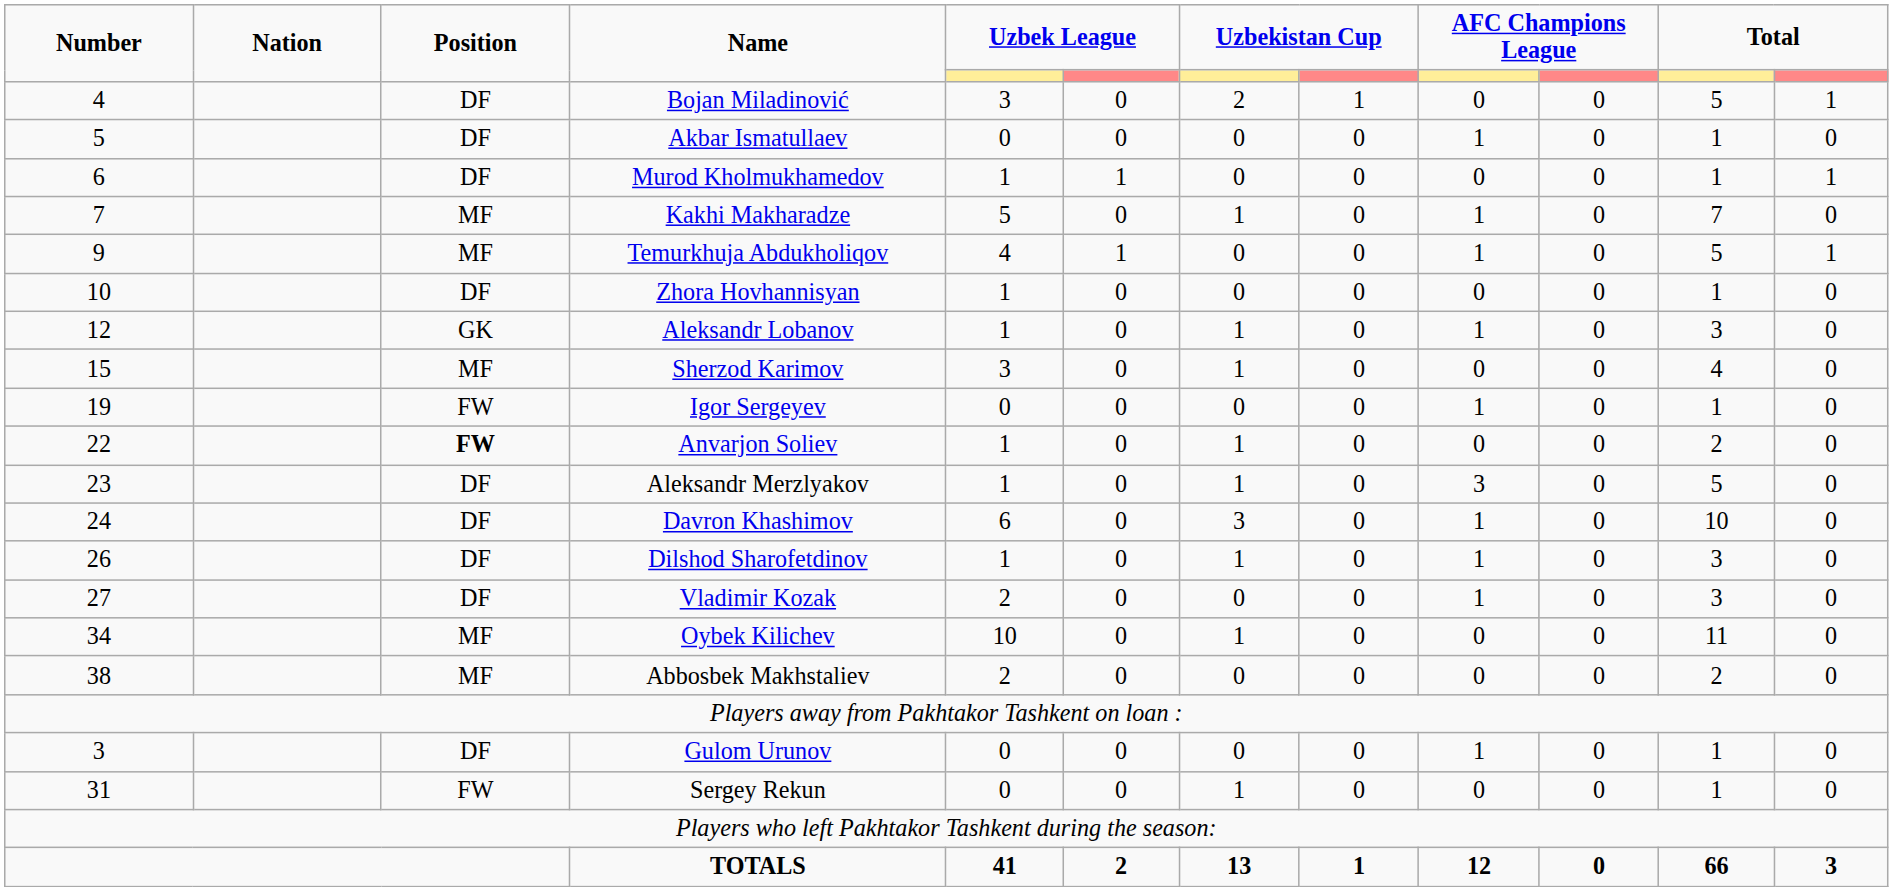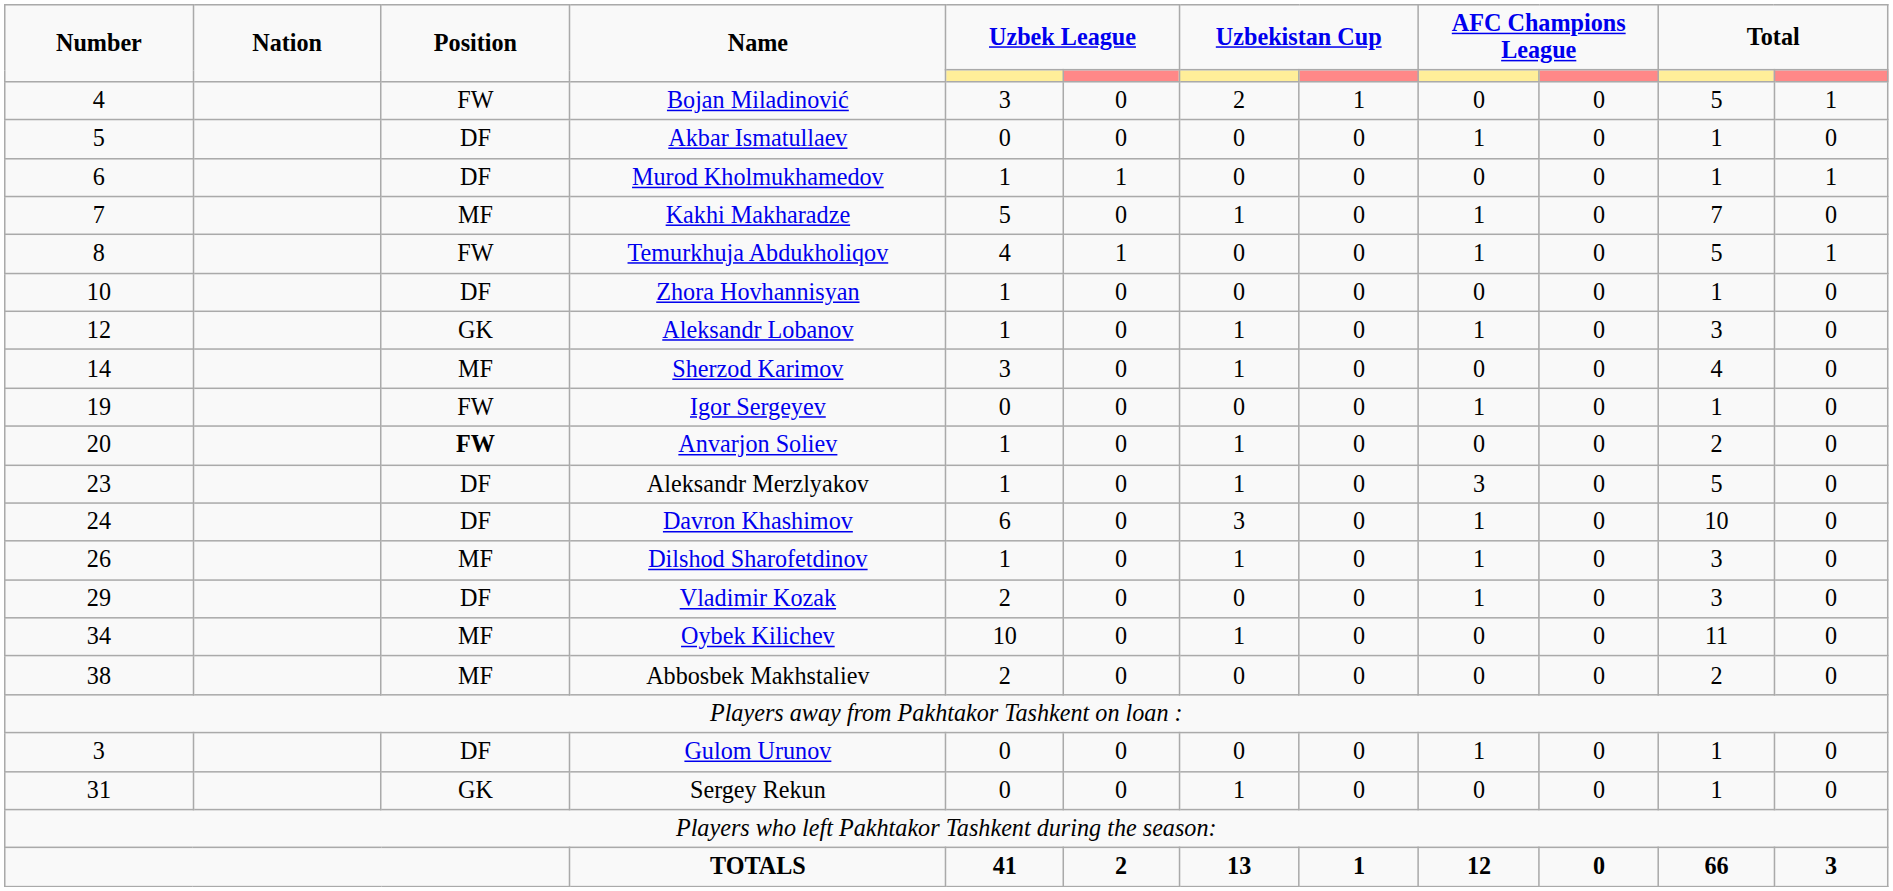(475, 100) DF -> (475, 100) FW
(99, 253) 9 -> (99, 253) 8
(475, 253) MF -> (475, 253) FW
(99, 368) 15 -> (99, 368) 14
(99, 445) 22 -> (99, 445) 20
(475, 560) DF -> (475, 560) MF
(99, 598) 27 -> (99, 598) 29
(475, 789) FW -> (475, 789) GK
